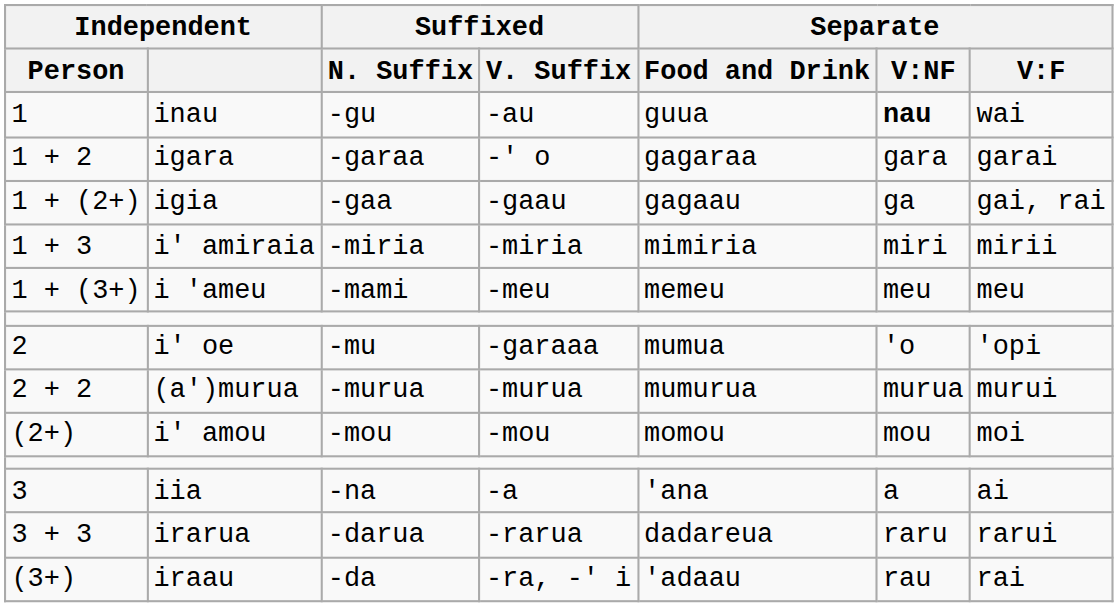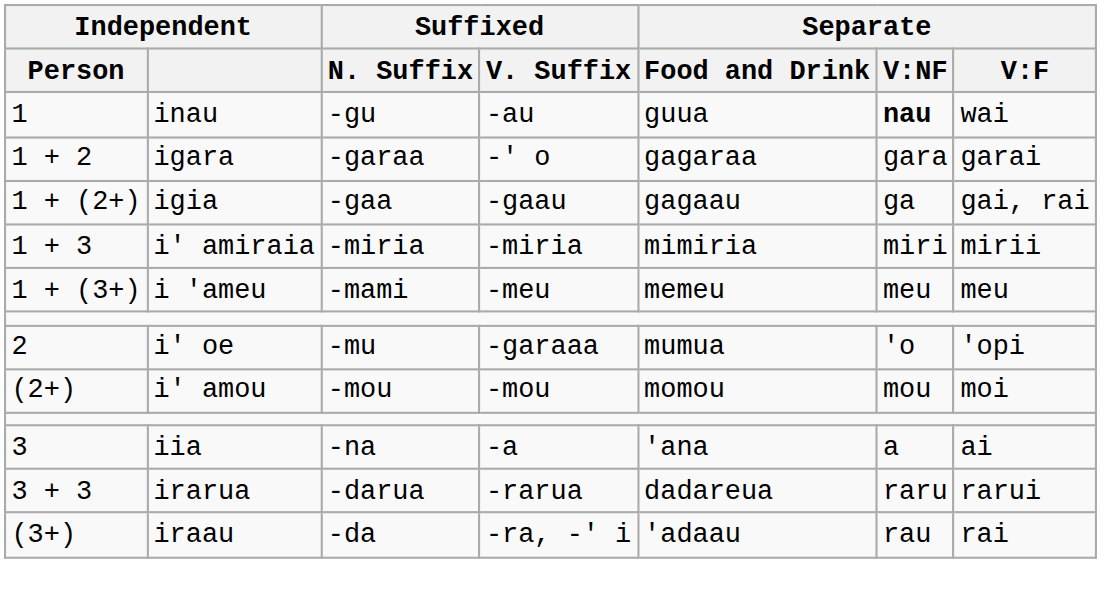- row: (226, 391)
